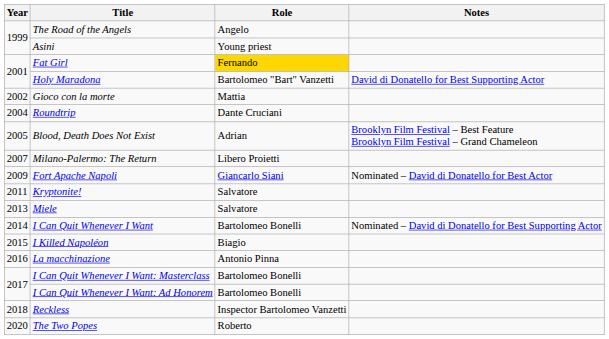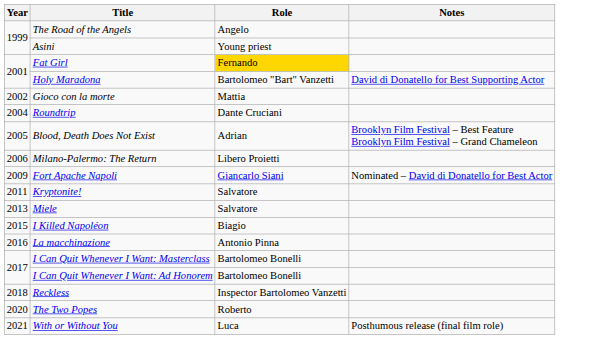(17, 158) 2007 -> (17, 158) 2006
- row: (93, 225)
+ row: (75, 326)
